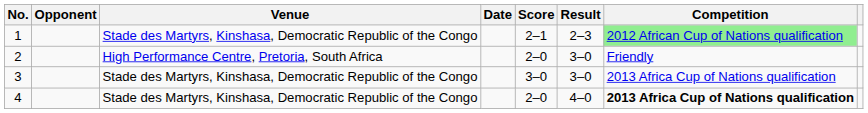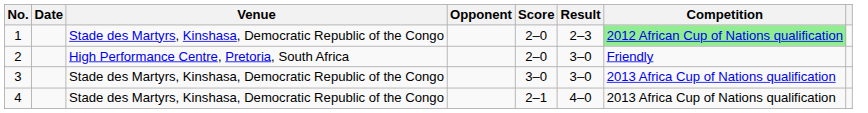columns swapped: (498, 14) <-> (66, 14)
(536, 35) 2–1 -> (536, 35) 2–0
(536, 98) 2–0 -> (536, 98) 2–1
(730, 98) bold -> (721, 98) normal
